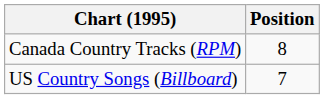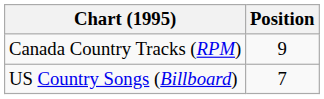(282, 49) 8 -> (282, 49) 9
